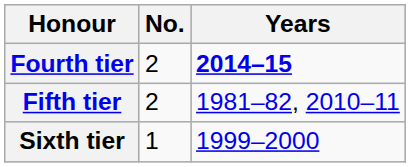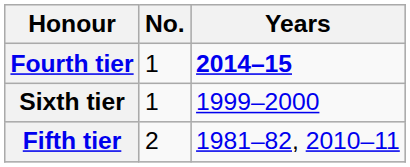(152, 63) 2 -> (152, 63) 1
rows swapped: (72, 102) <-> (72, 141)
